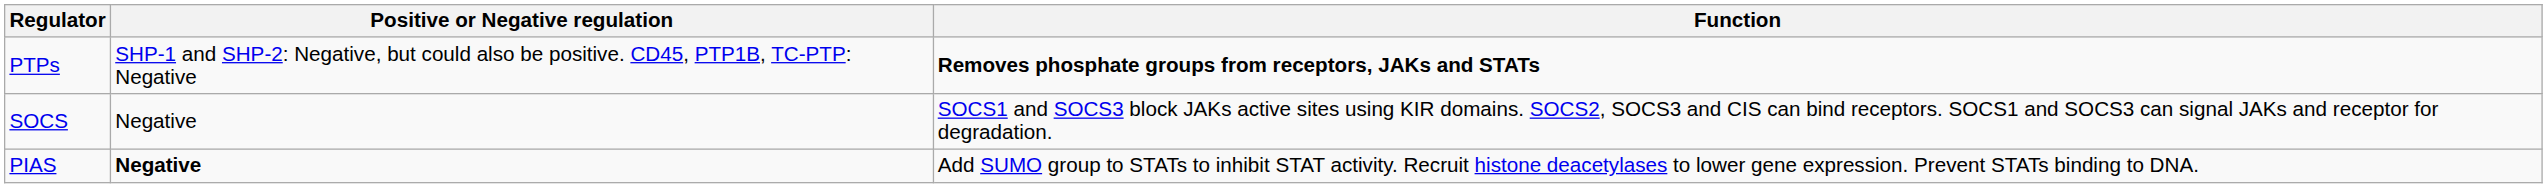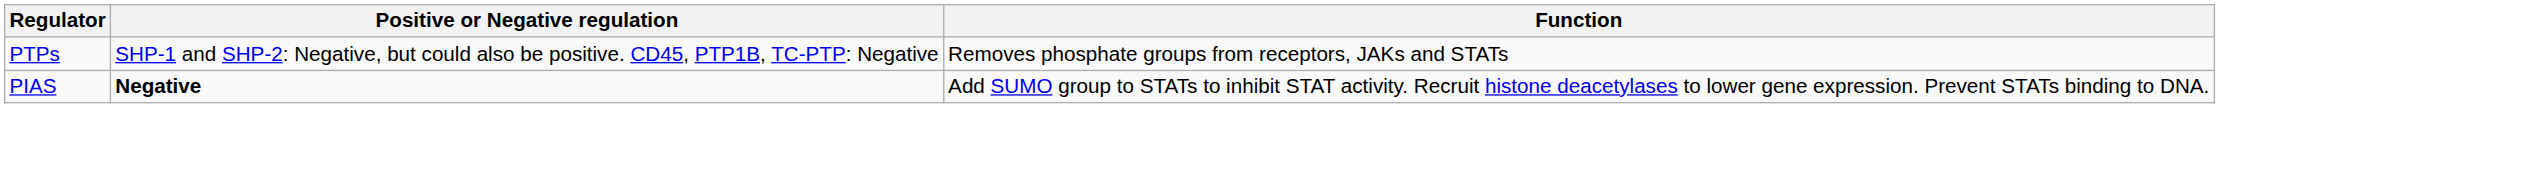(1239, 65) bold -> (1228, 53) normal
- row: (39, 121)
